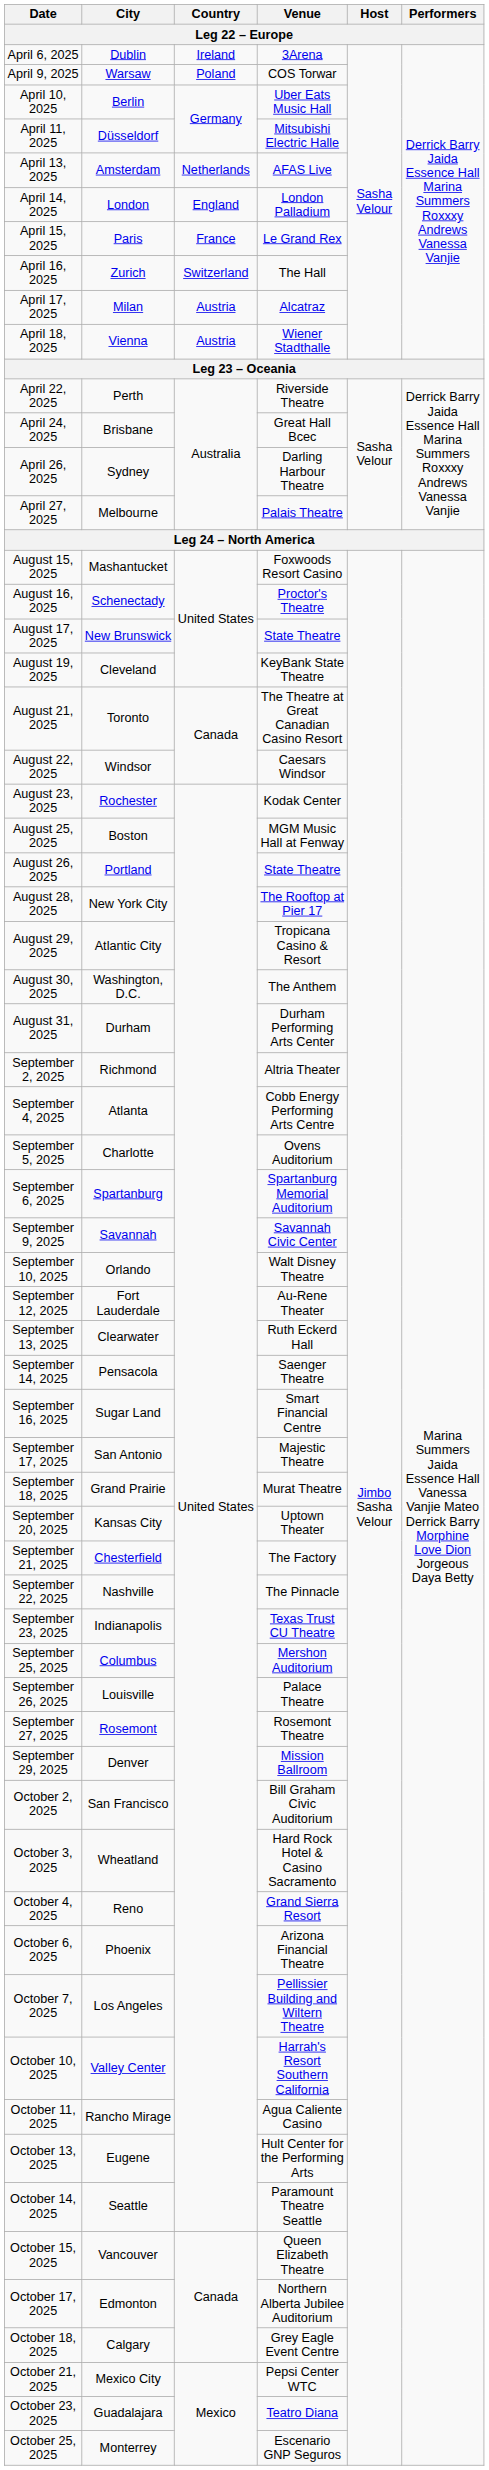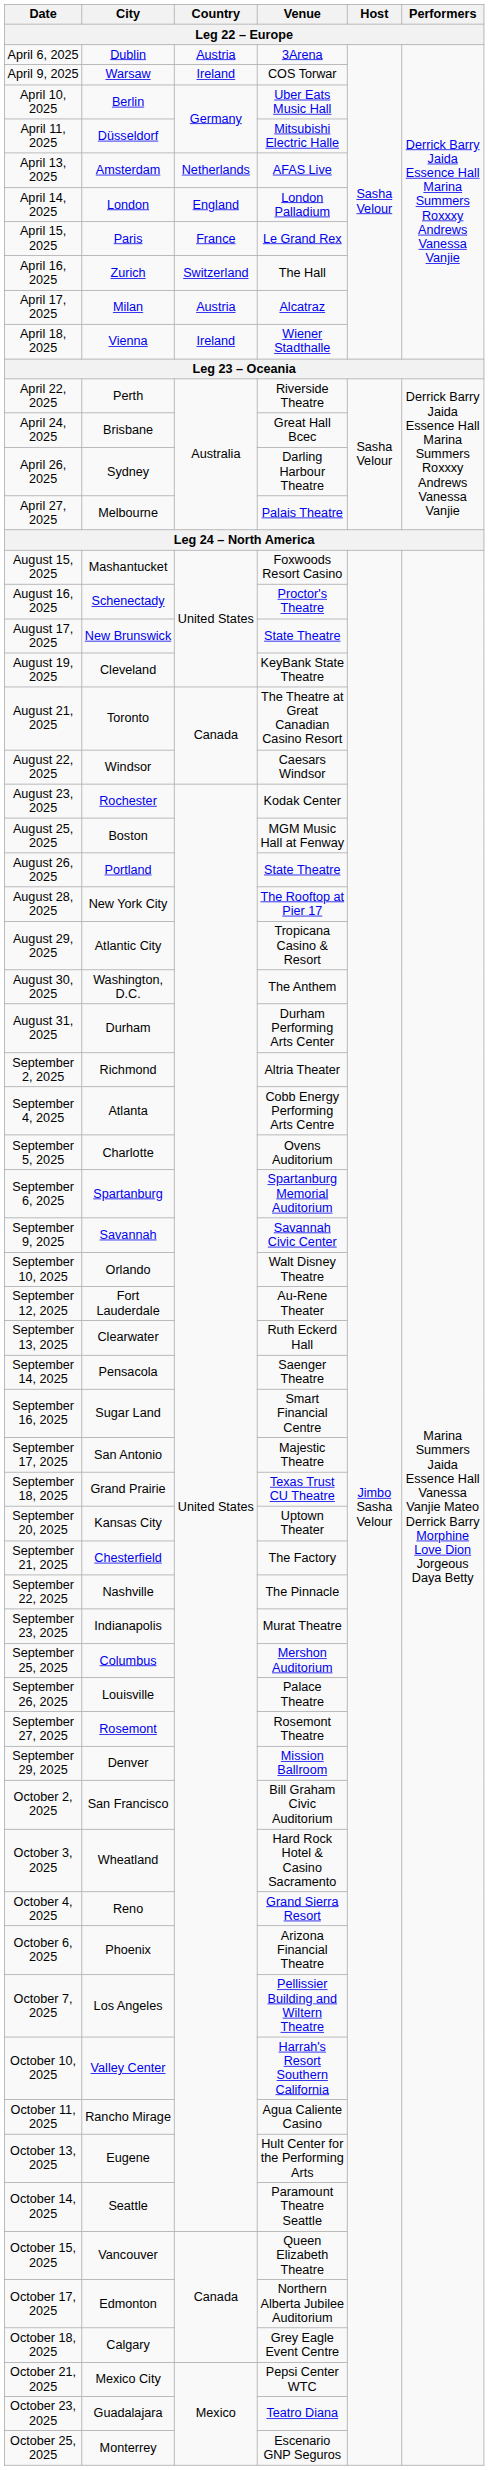(216, 54) Ireland -> (216, 54) Austria
(216, 74) Poland -> (216, 74) Ireland
(216, 341) Austria -> (216, 341) Ireland
(302, 1489) Murat Theatre -> (302, 1489) Texas Trust CU Theatre
(302, 1626) Texas Trust CU Theatre -> (302, 1626) Murat Theatre
